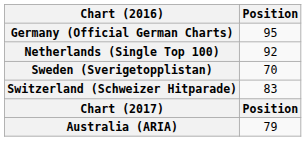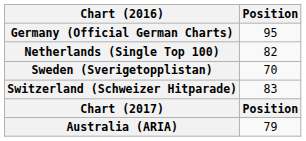(270, 52) 92 -> (270, 52) 82
